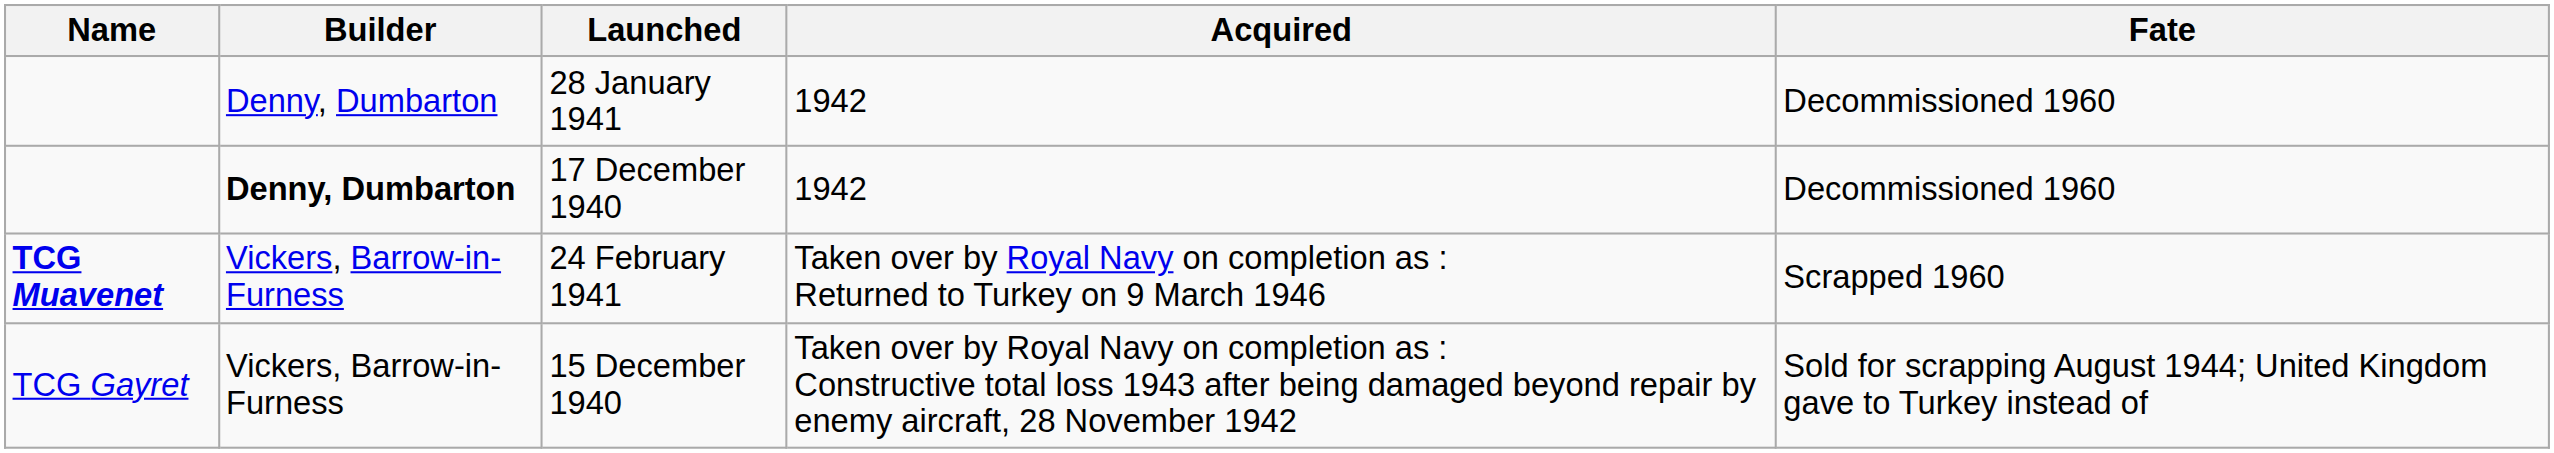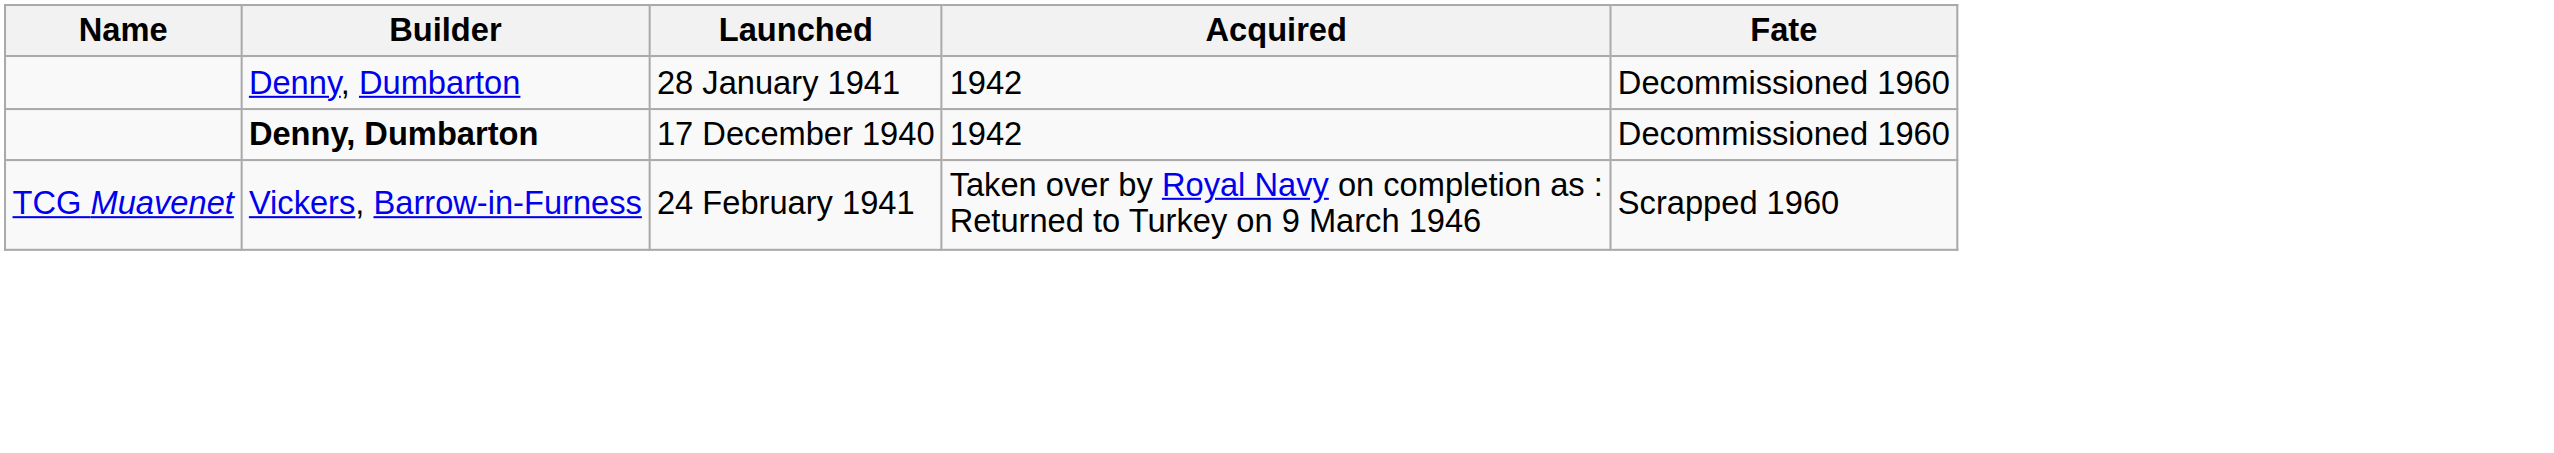(88, 277) bold -> (123, 204) normal
- row: (647, 384)
